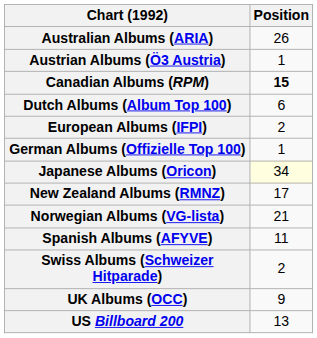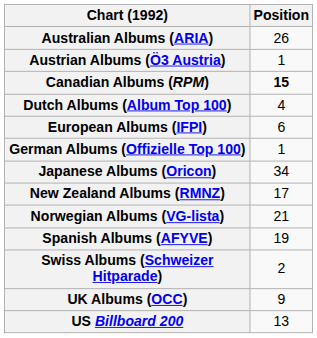(281, 104) 6 -> (281, 104) 4
(281, 127) 2 -> (281, 127) 6
(281, 171) lightyellow background -> (281, 171) no background
(281, 238) 11 -> (281, 238) 19
